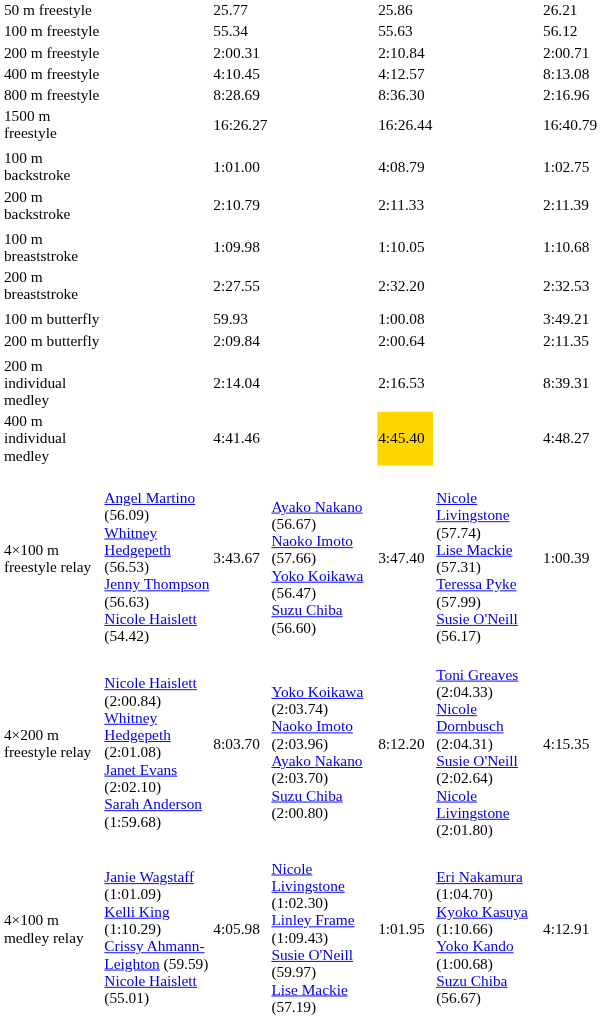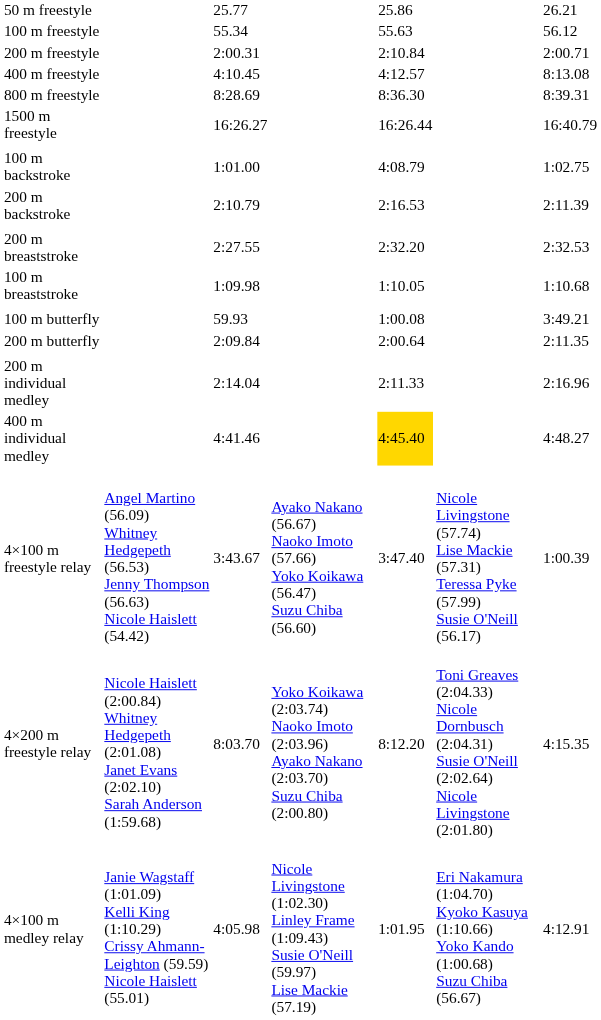(566, 95) 2:16.96 -> (566, 95) 8:39.31
(401, 205) 2:11.33 -> (401, 205) 2:16.53
rows swapped: (41, 247) <-> (41, 286)
(401, 383) 2:16.53 -> (401, 383) 2:11.33
(566, 383) 8:39.31 -> (566, 383) 2:16.96
